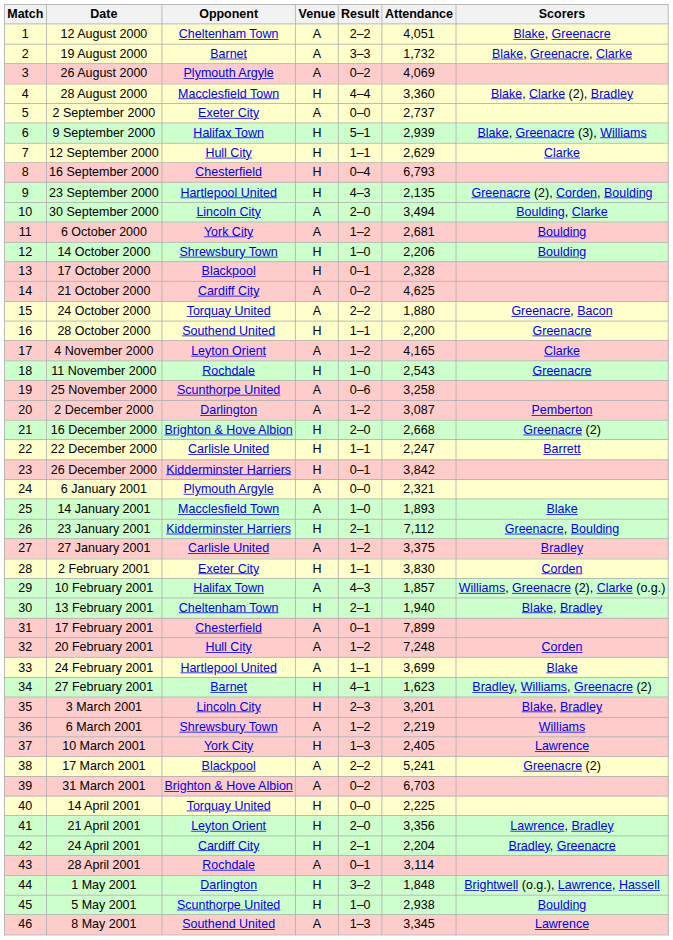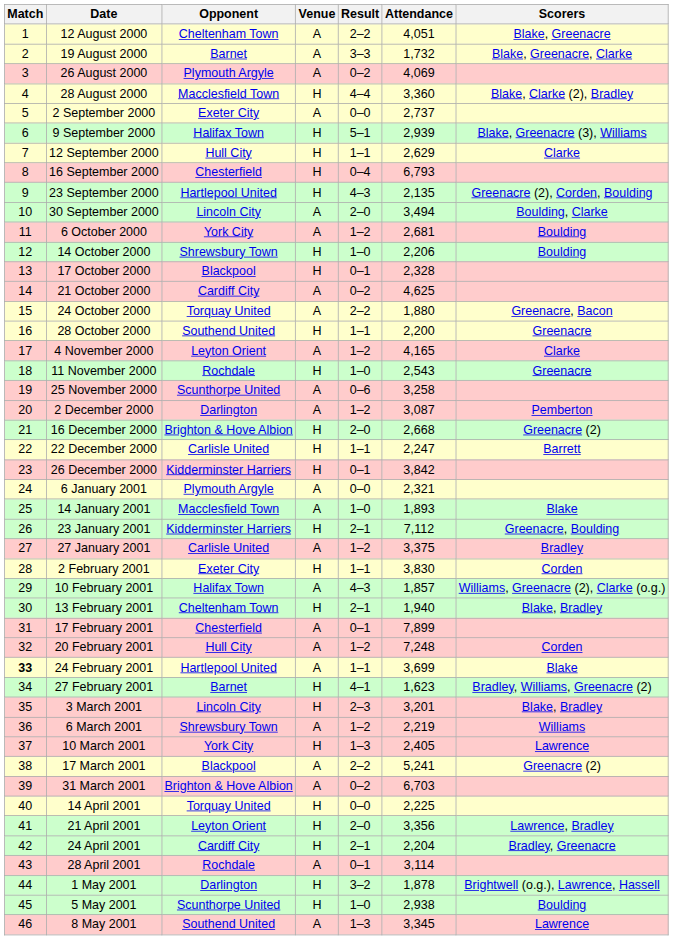(25, 667) normal -> (25, 667) bold
(419, 885) 1,848 -> (419, 885) 1,878
